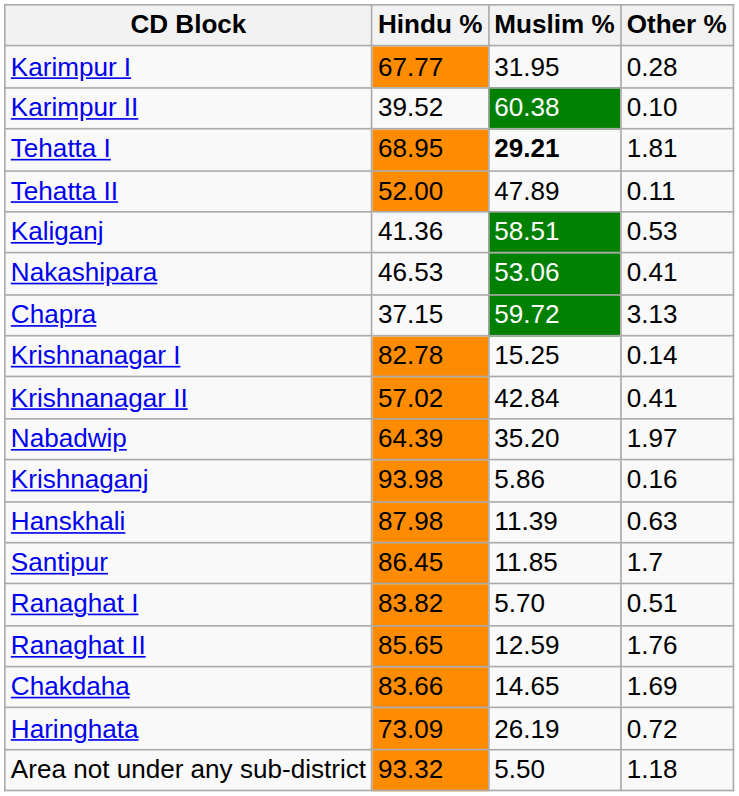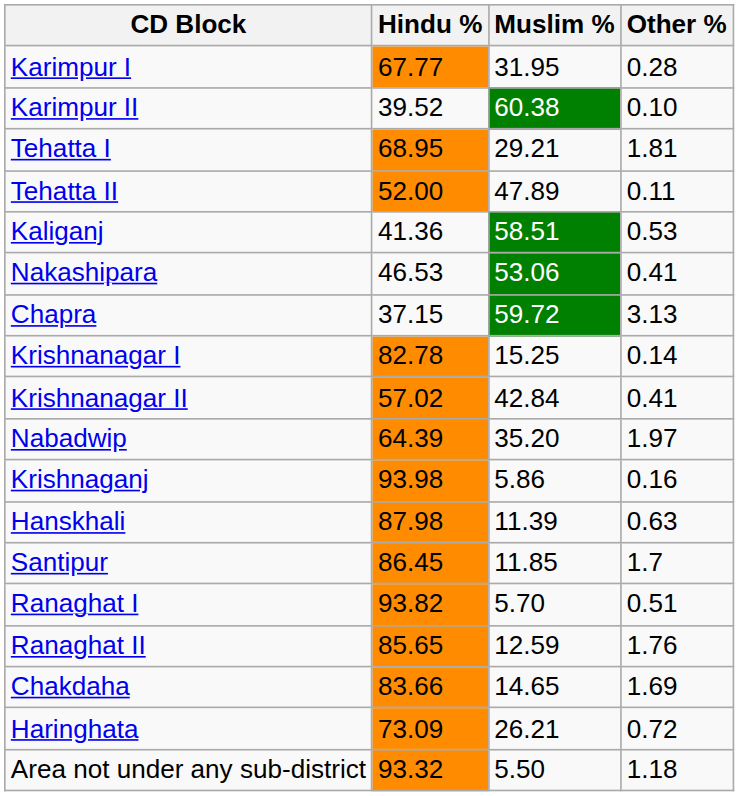(527, 149) bold -> (527, 149) normal
(411, 604) 83.82 -> (411, 604) 93.82
(527, 728) 26.19 -> (527, 728) 26.21
